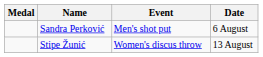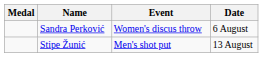(142, 29) Men's shot put -> (158, 29) Women's discus throw
(158, 45) Women's discus throw -> (142, 45) Men's shot put
